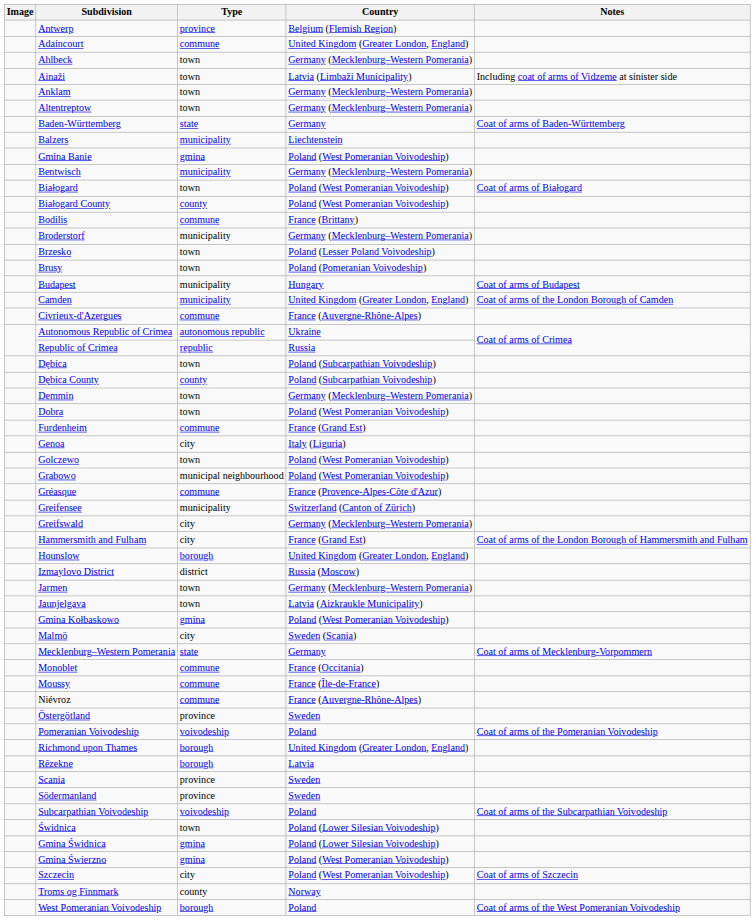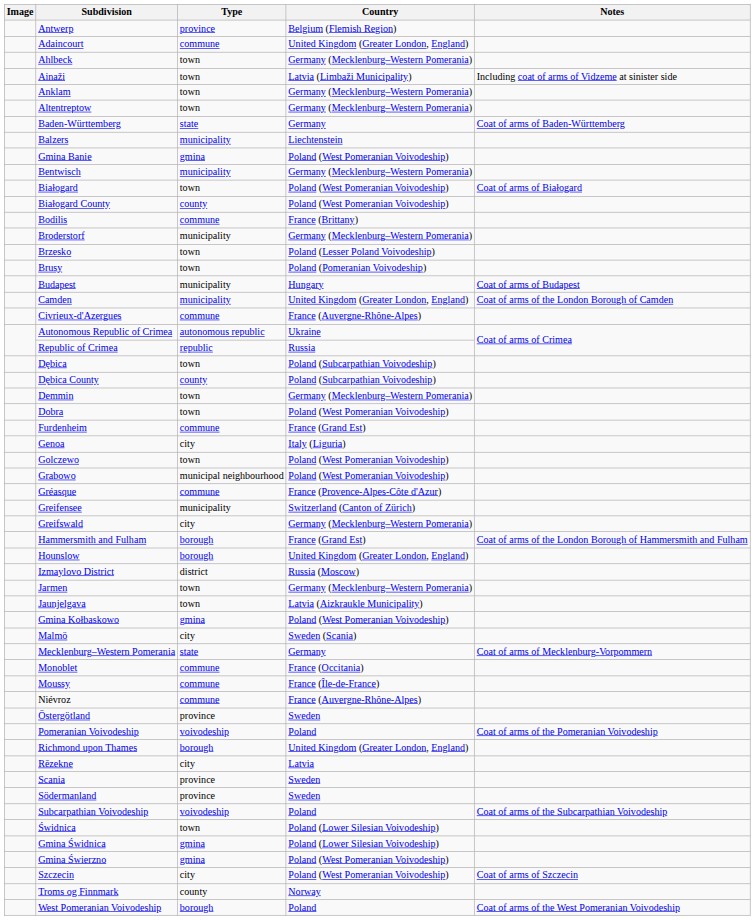(187, 540) city -> (197, 540) borough
(197, 763) borough -> (187, 763) city
